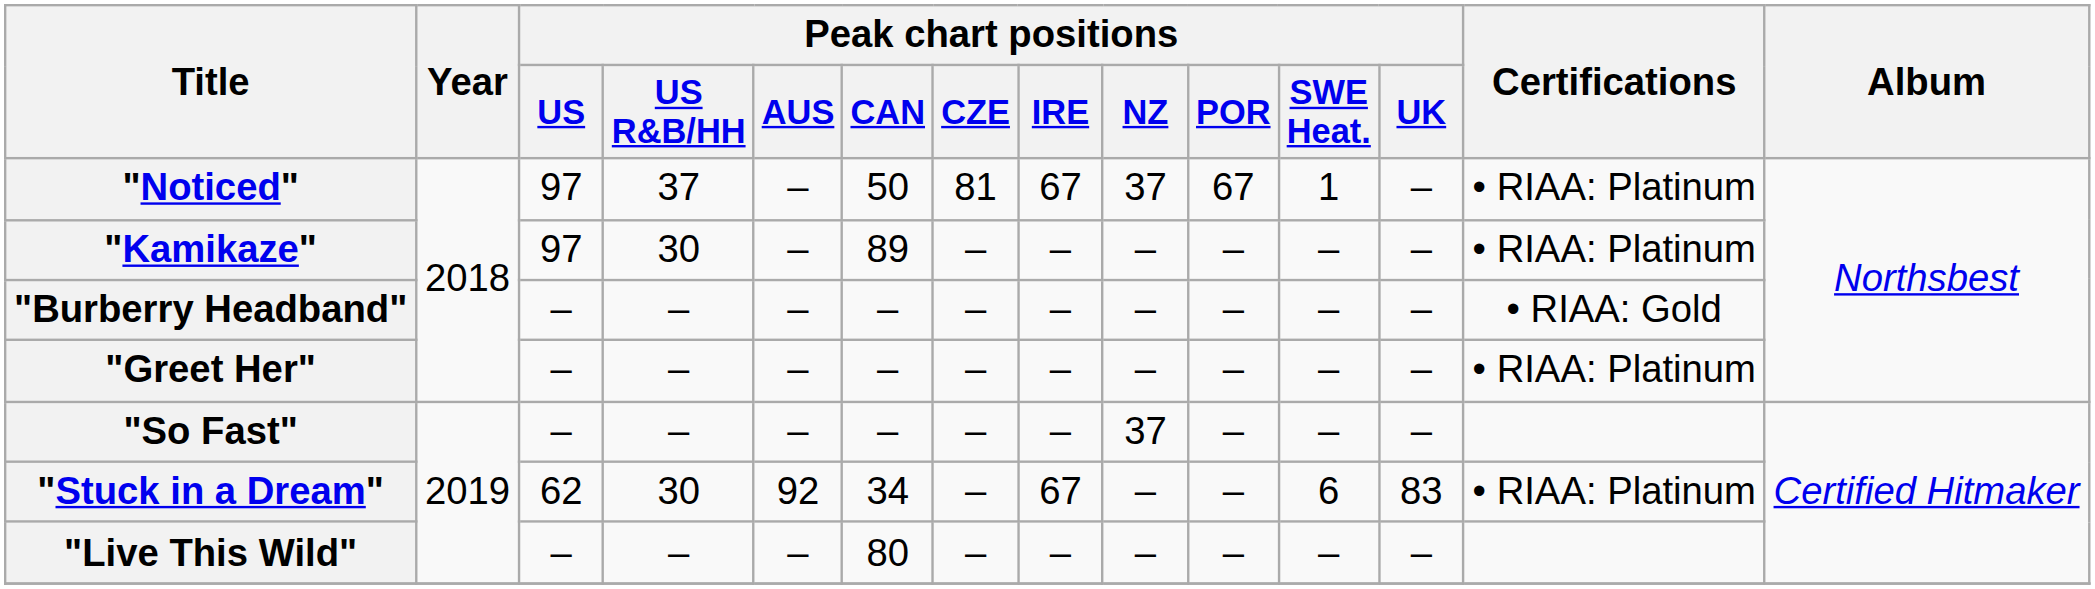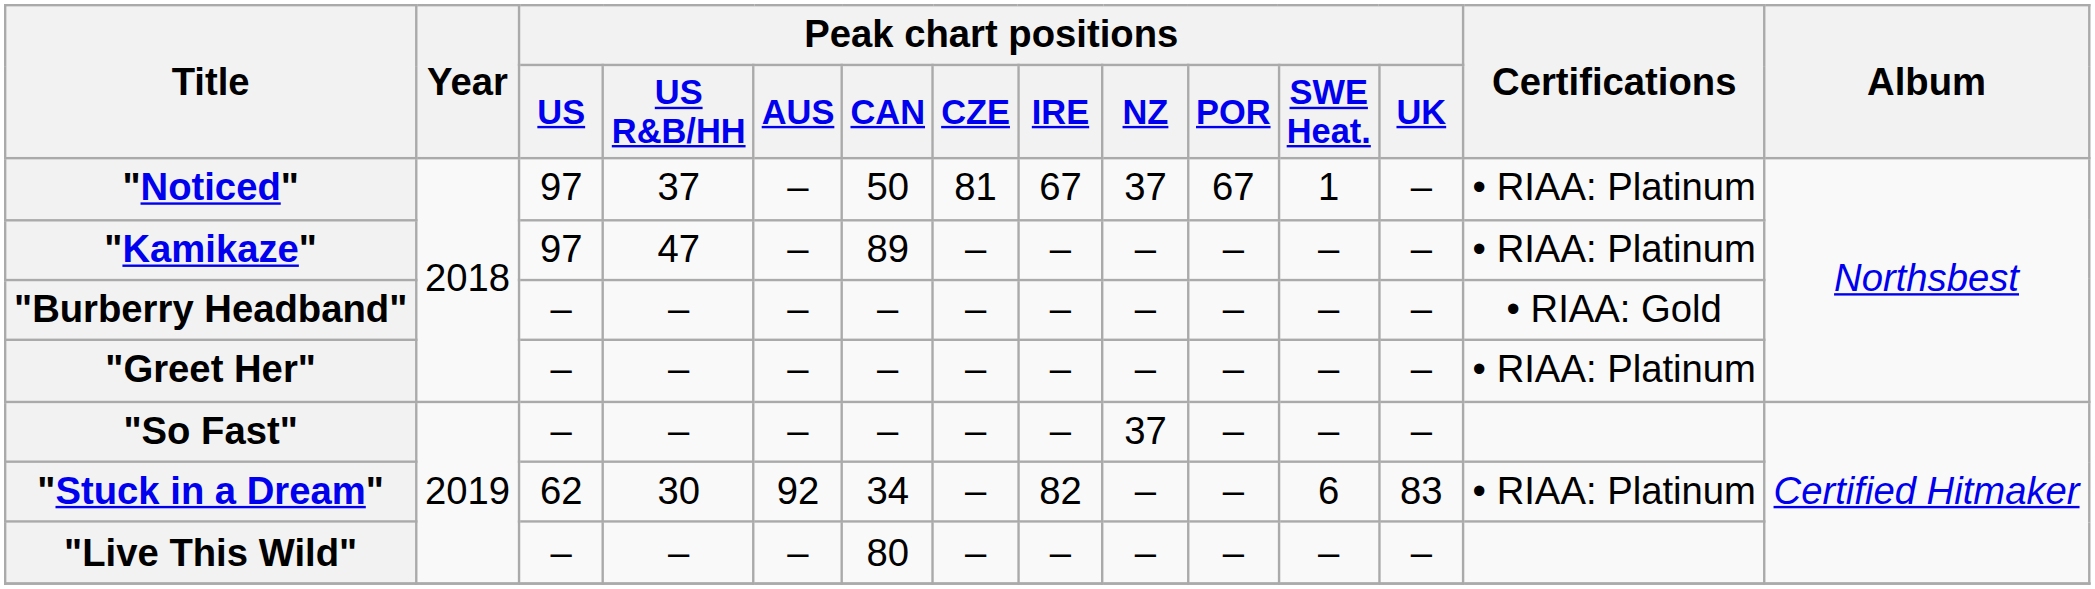(679, 248) 30 -> (679, 248) 47
(1061, 491) 67 -> (1061, 491) 82
